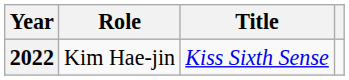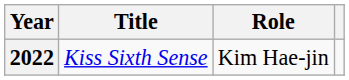columns swapped: (257, 22) <-> (120, 22)
